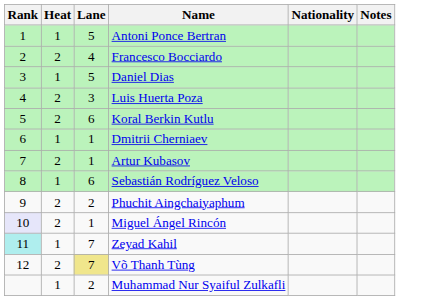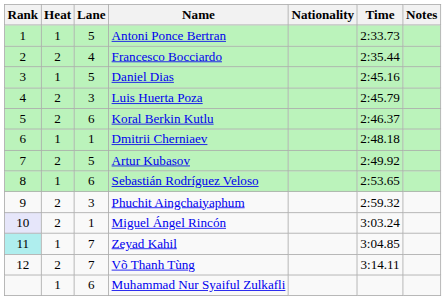+ column: (380, 14)
(91, 160) 1 -> (91, 160) 5
(91, 202) 2 -> (91, 202) 3
(91, 264) khaki background -> (91, 264) no background
(91, 285) 2 -> (91, 285) 6
